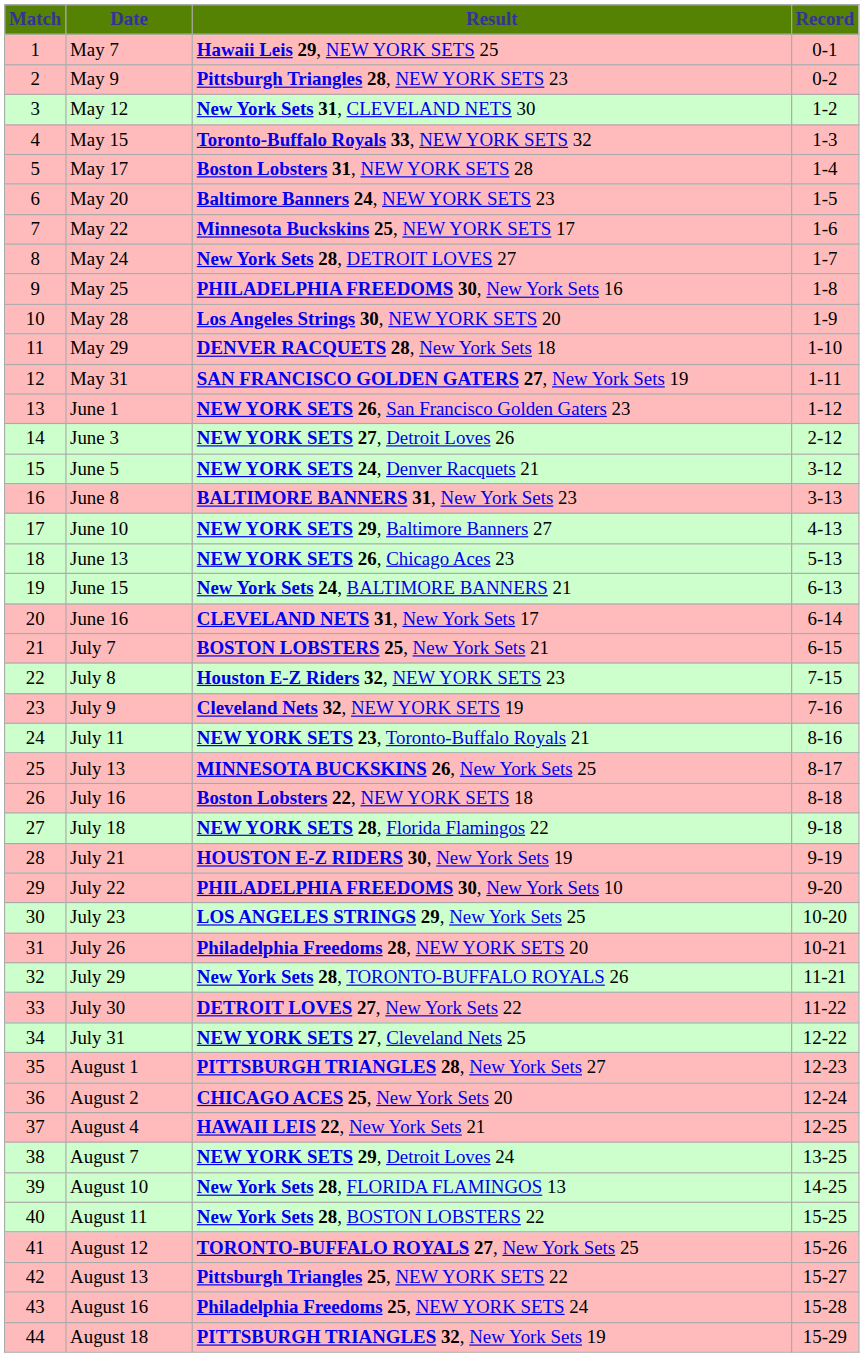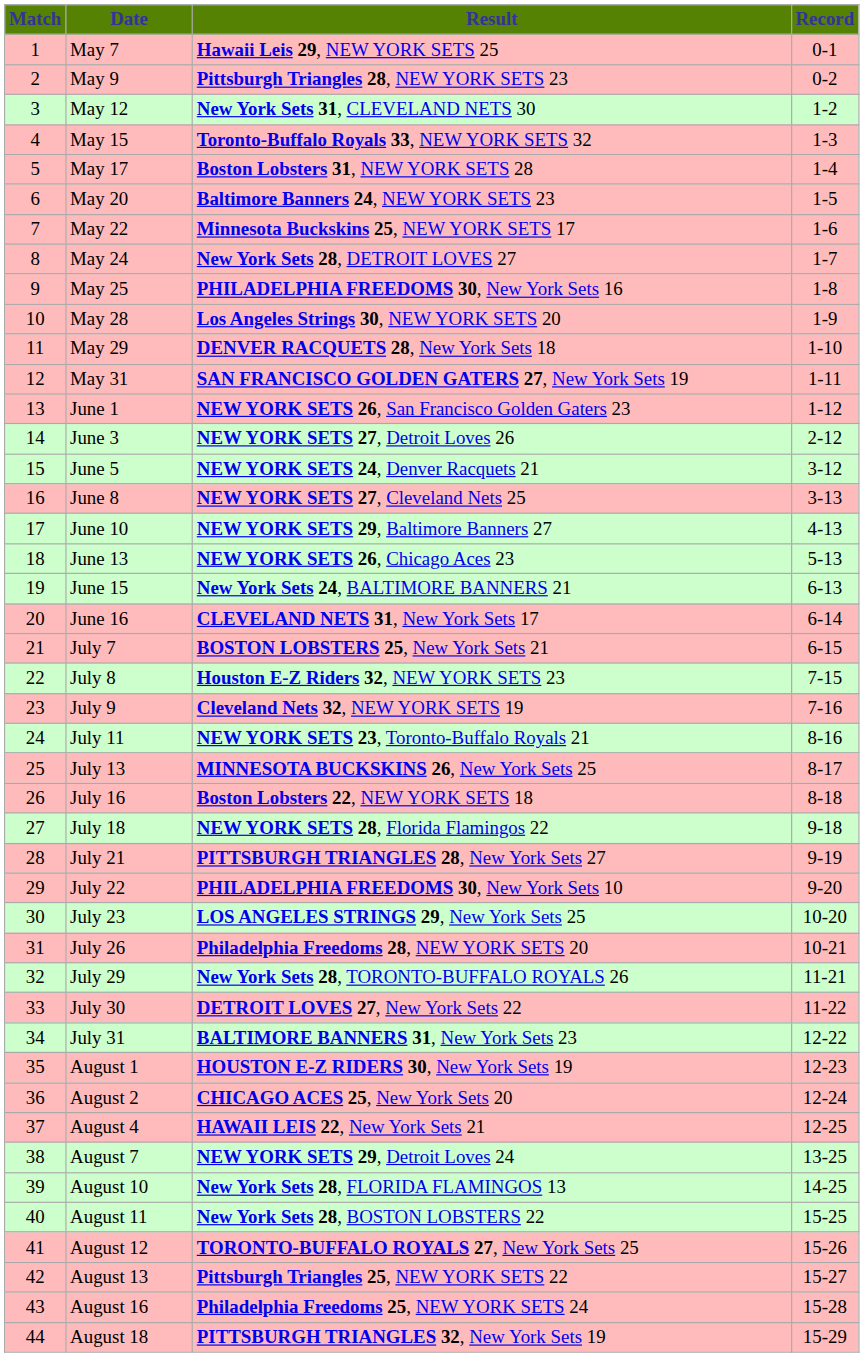(387, 498) BALTIMORE BANNERS 31, New York Sets 23 -> (361, 498) NEW YORK SETS 27, Cleveland Nets 25
(385, 857) HOUSTON E-Z RIDERS 30, New York Sets 19 -> (401, 857) PITTSBURGH TRIANGLES 28, New York Sets 27
(361, 1037) NEW YORK SETS 27, Cleveland Nets 25 -> (387, 1037) BALTIMORE BANNERS 31, New York Sets 23
(401, 1067) PITTSBURGH TRIANGLES 28, New York Sets 27 -> (385, 1067) HOUSTON E-Z RIDERS 30, New York Sets 19
